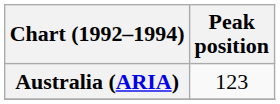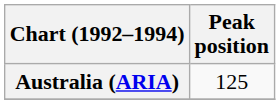(232, 81) 123 -> (232, 81) 125
